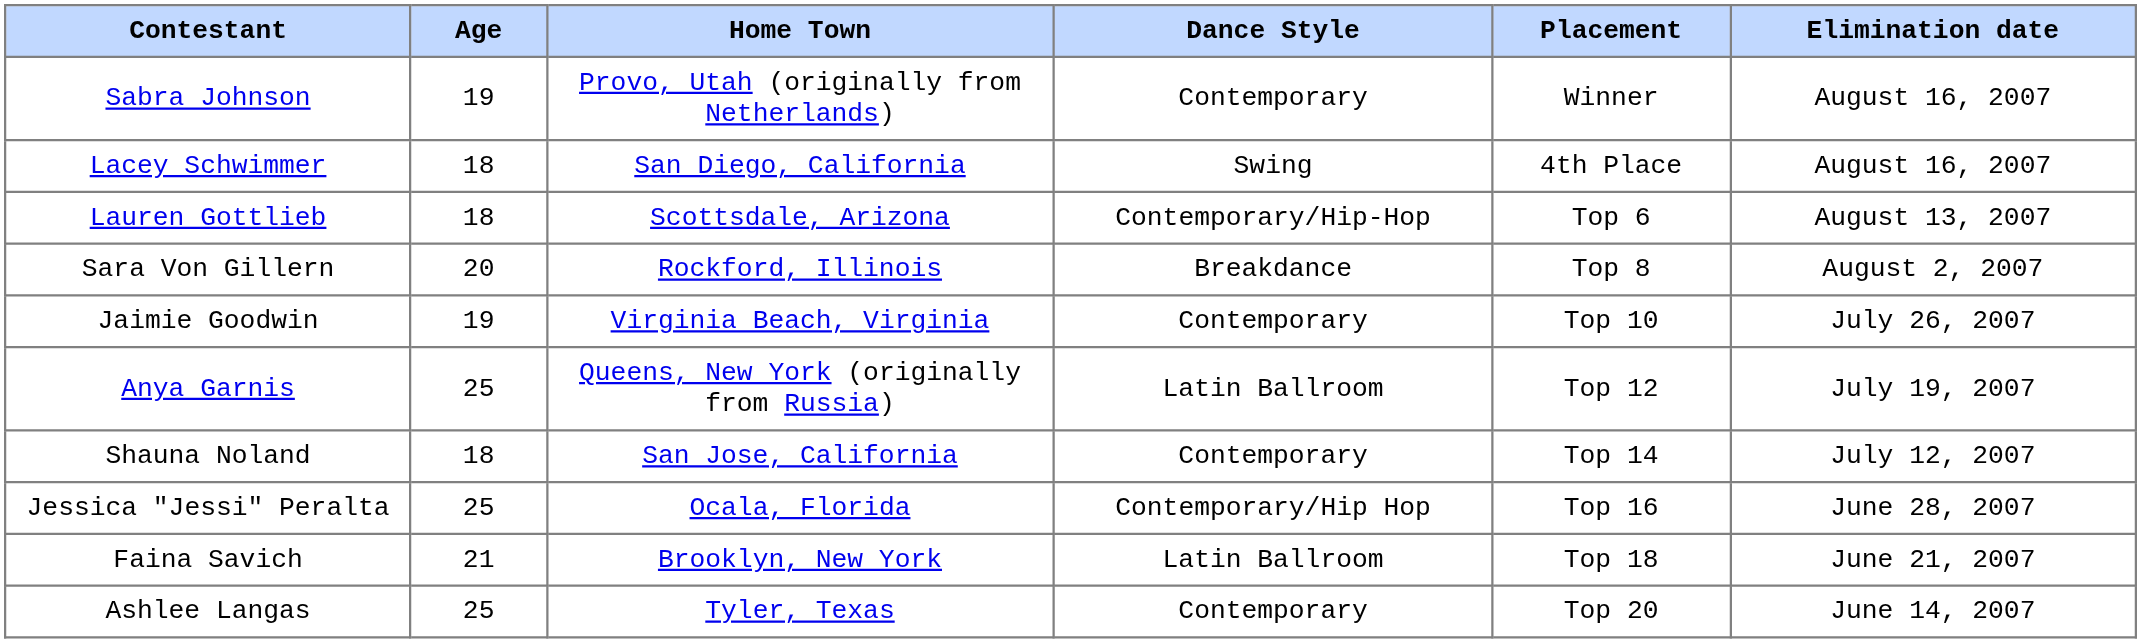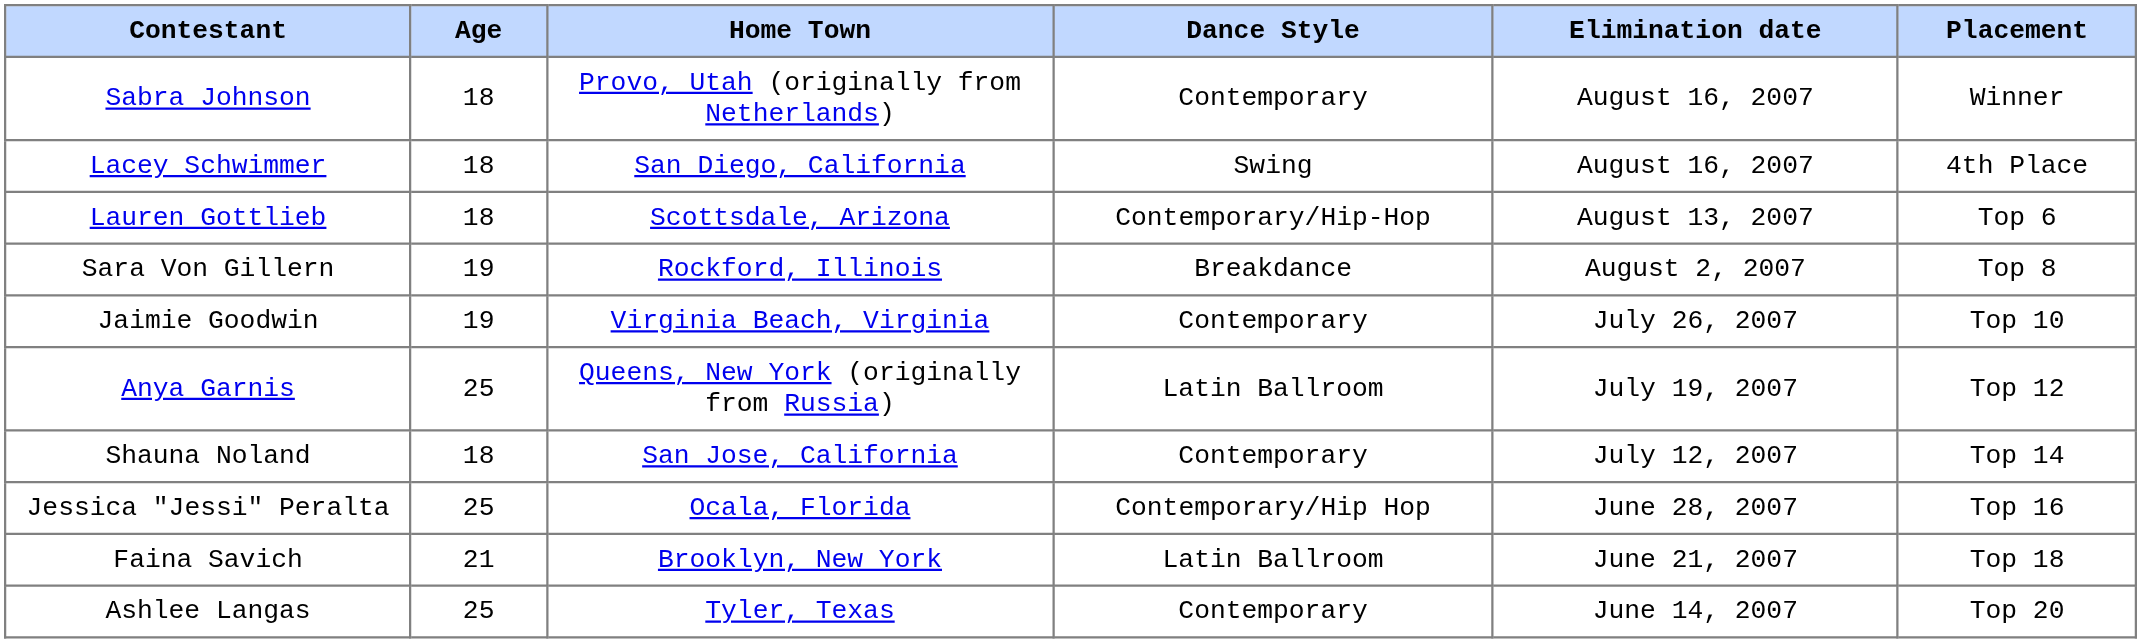columns swapped: (1933, 31) <-> (1611, 31)
(479, 98) 19 -> (479, 98) 18
(479, 270) 20 -> (479, 270) 19
